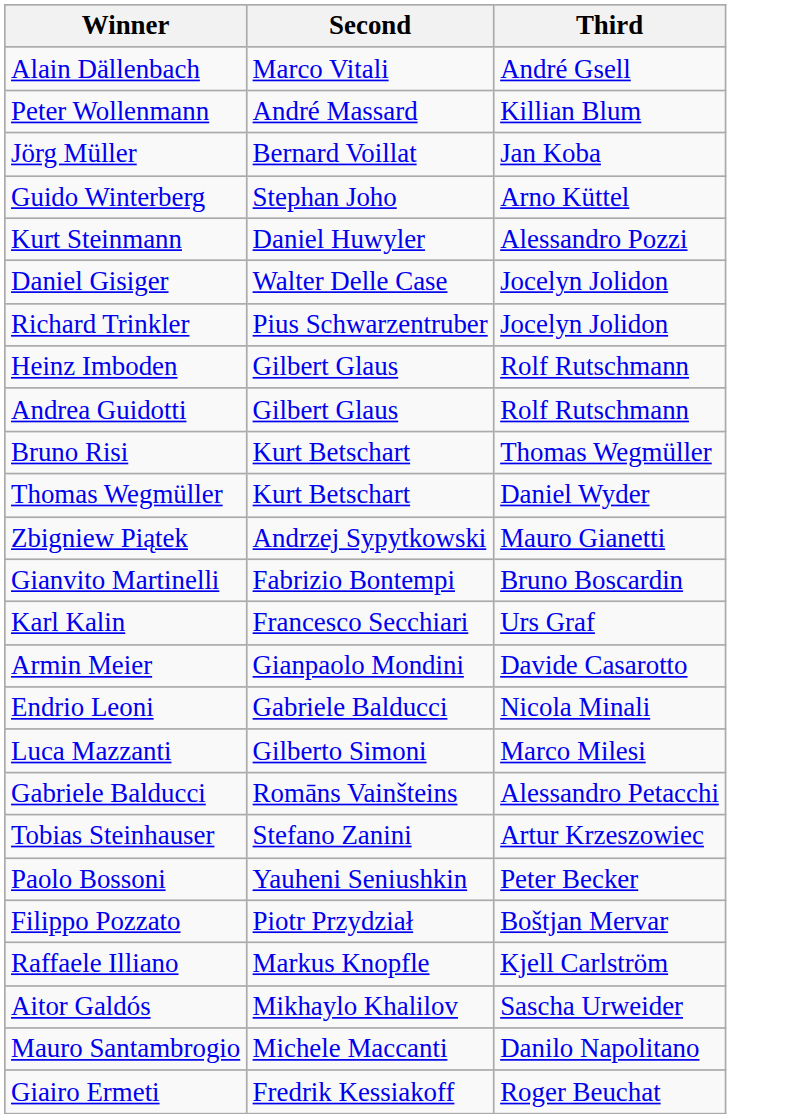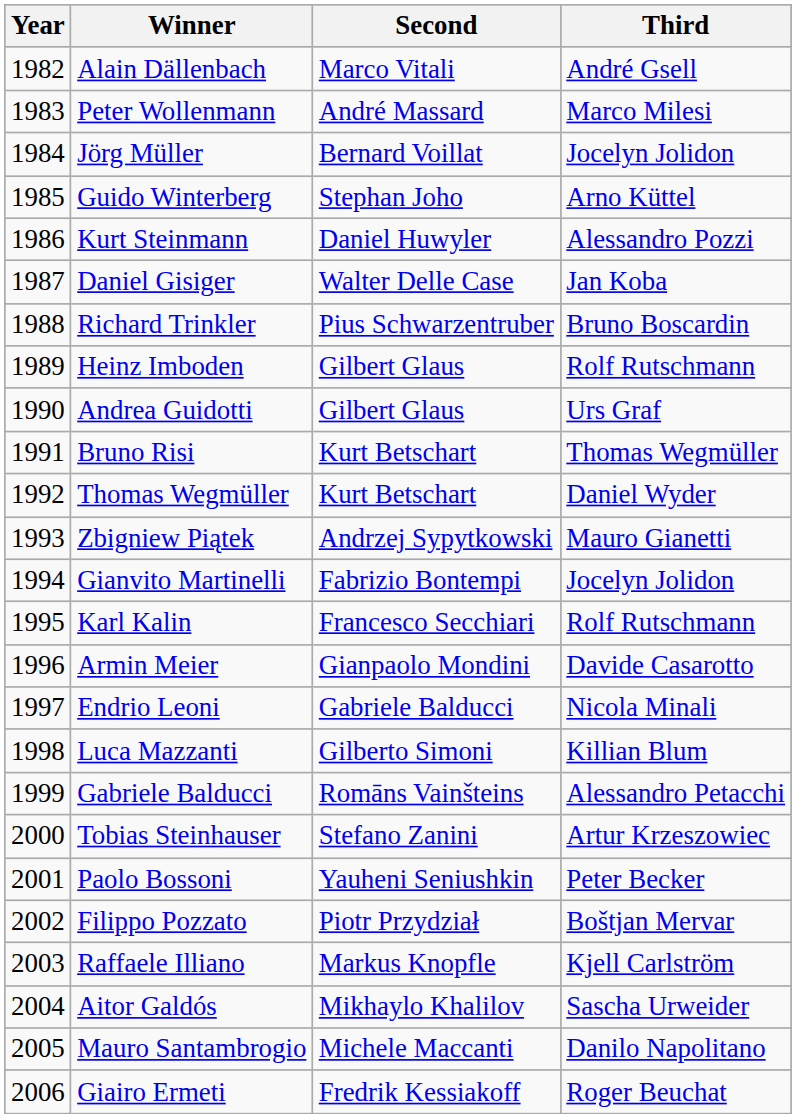+ column: (38, 25)
(571, 111) Killian Blum -> (639, 111) Marco Milesi
(551, 153) Jan Koba -> (650, 153) Jocelyn Jolidon
(584, 281) Jocelyn Jolidon -> (617, 281) Jan Koba
(584, 324) Jocelyn Jolidon -> (658, 324) Bruno Boscardin
(595, 409) Rolf Rutschmann -> (614, 409) Urs Graf
(592, 580) Bruno Boscardin -> (650, 580) Jocelyn Jolidon
(548, 622) Urs Graf -> (661, 622) Rolf Rutschmann
(573, 750) Marco Milesi -> (637, 750) Killian Blum
